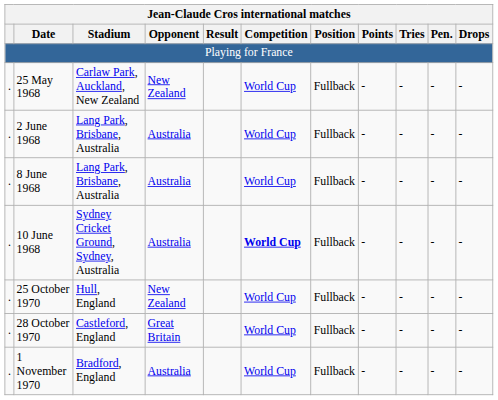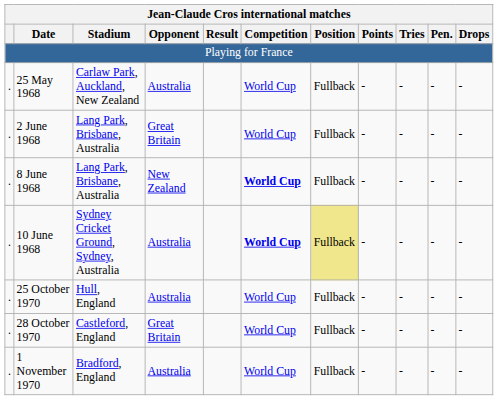(167, 86) New Zealand -> (169, 86) Australia
(169, 134) Australia -> (164, 134) Great Britain
(169, 181) Australia -> (167, 181) New Zealand
(270, 181) normal -> (272, 181) bold
(334, 242) no background -> (334, 242) khaki background
(167, 297) New Zealand -> (169, 297) Australia
